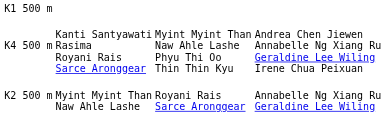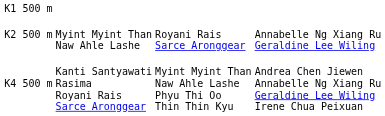rows swapped: (28, 95) <-> (28, 46)
